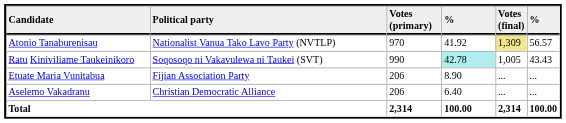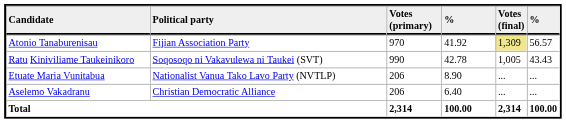(244, 43) Nationalist Vanua Tako Lavo Party (NVTLP) -> (201, 43) Fijian Association Party
(455, 59) paleturquoise background -> (455, 59) no background
(201, 76) Fijian Association Party -> (244, 76) Nationalist Vanua Tako Lavo Party (NVTLP)
